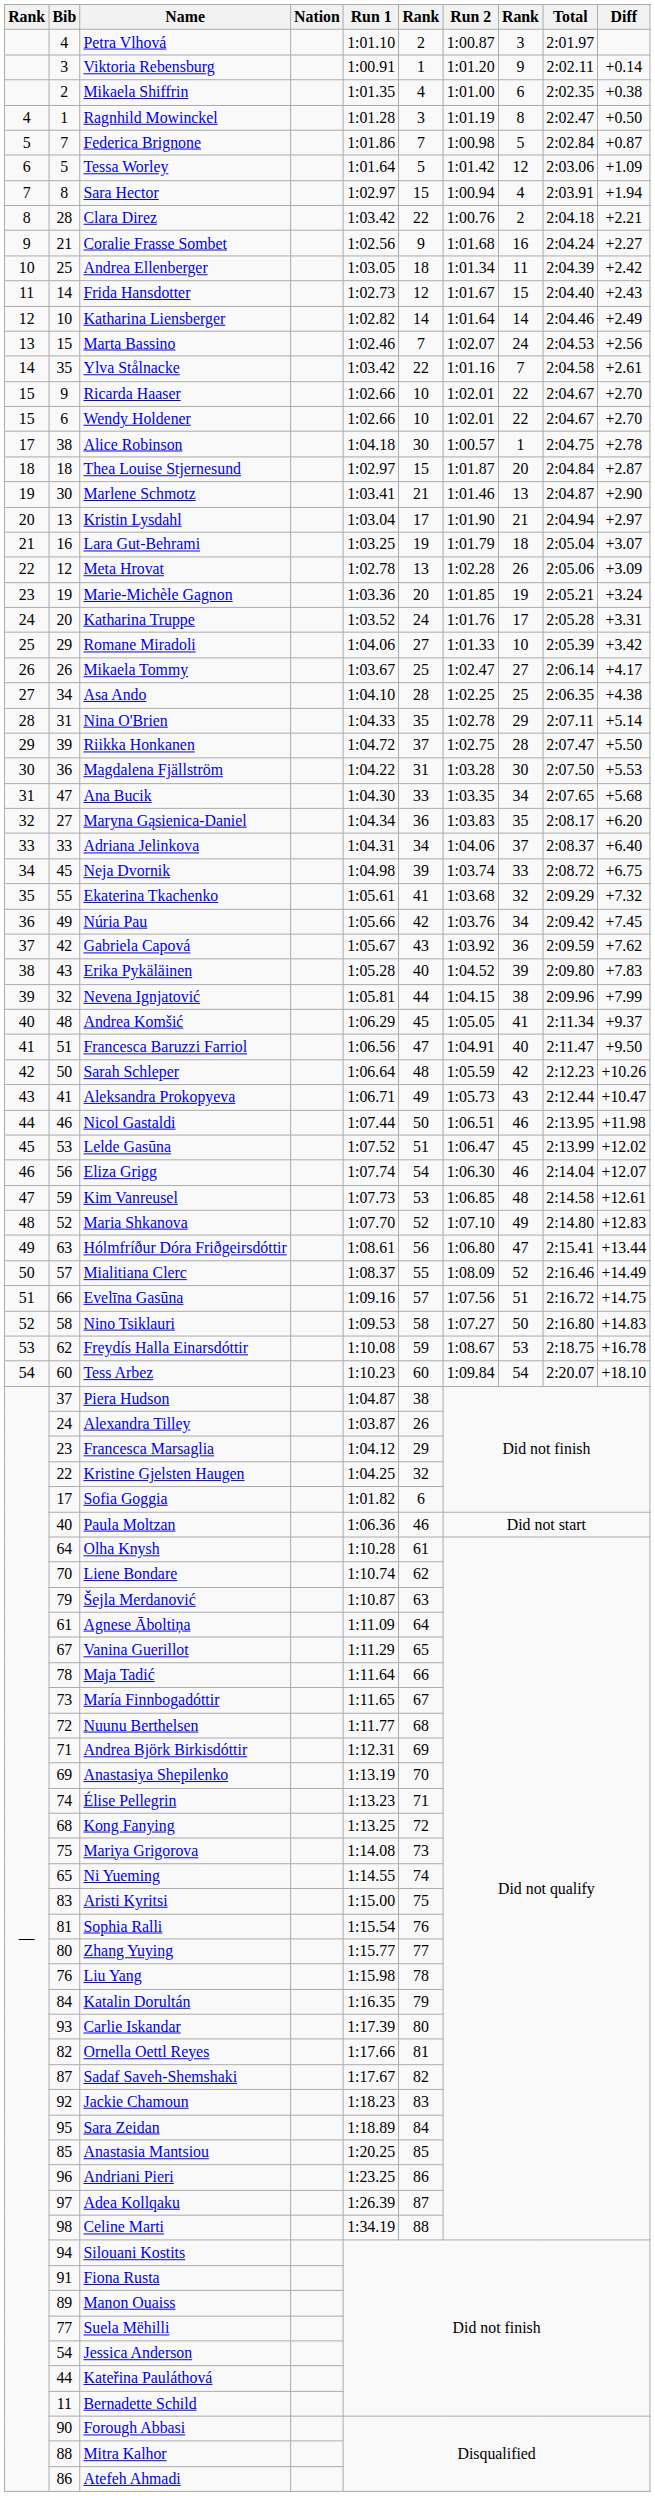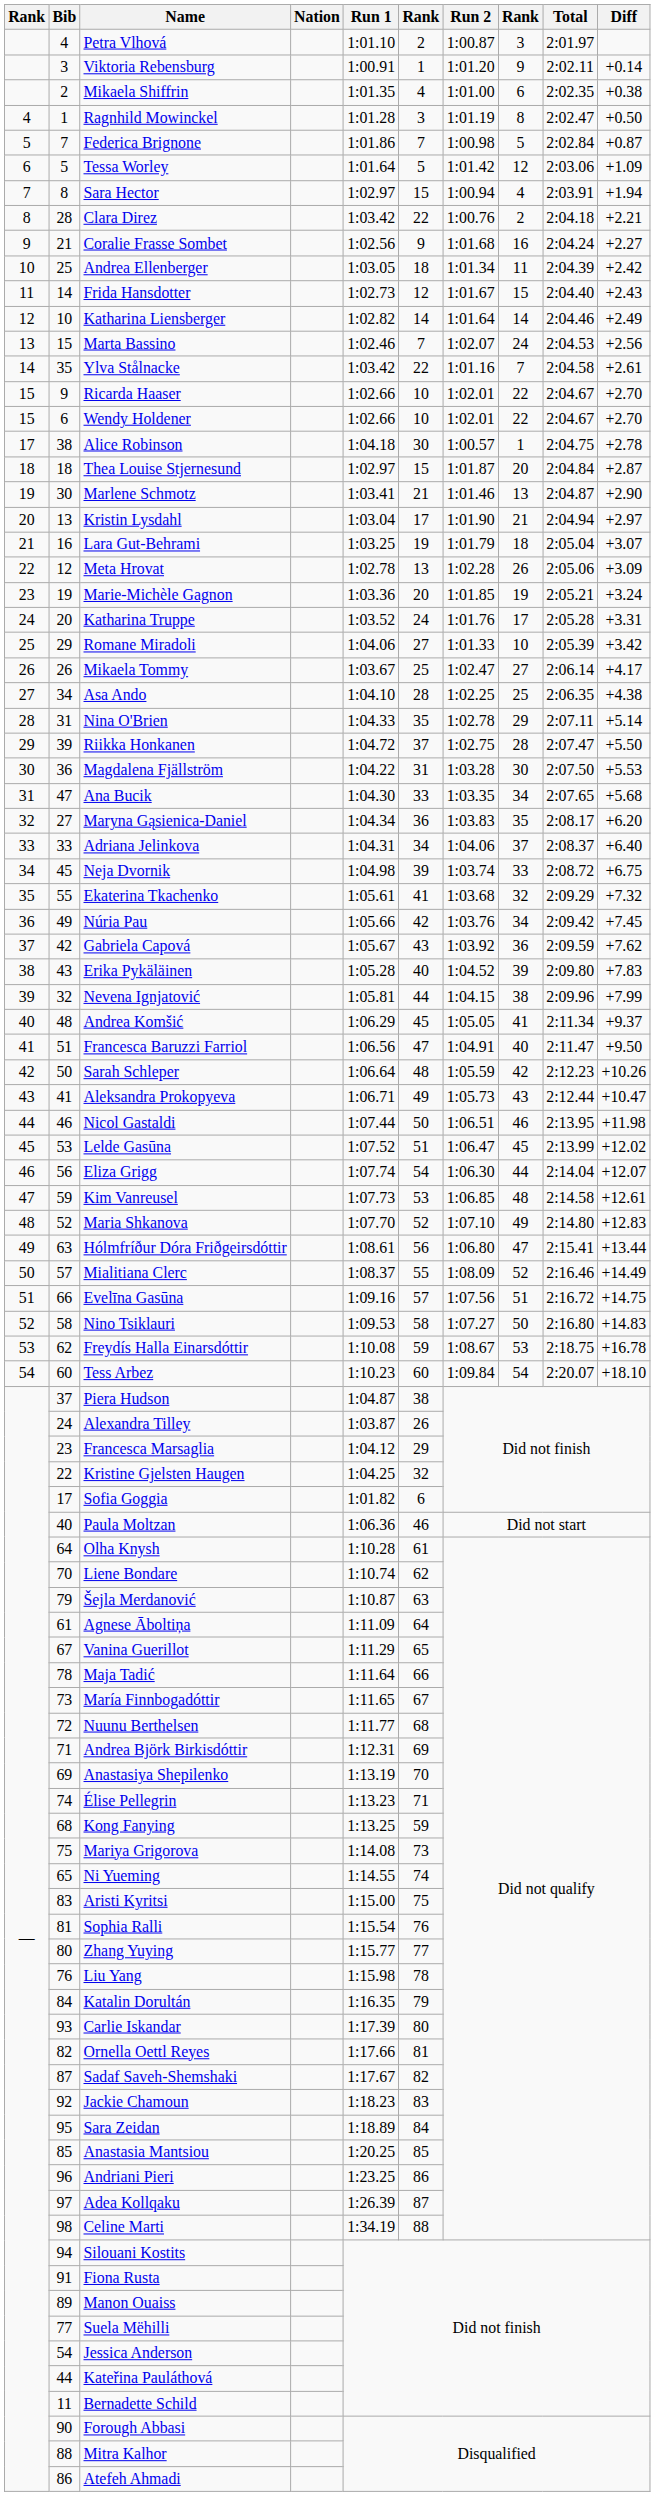(520, 1172) 46 -> (520, 1172) 44
(421, 1825) 72 -> (421, 1825) 59
